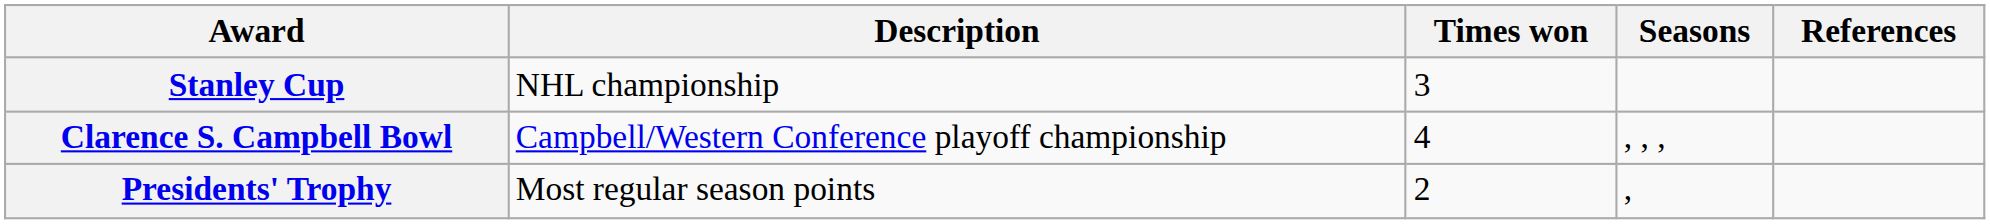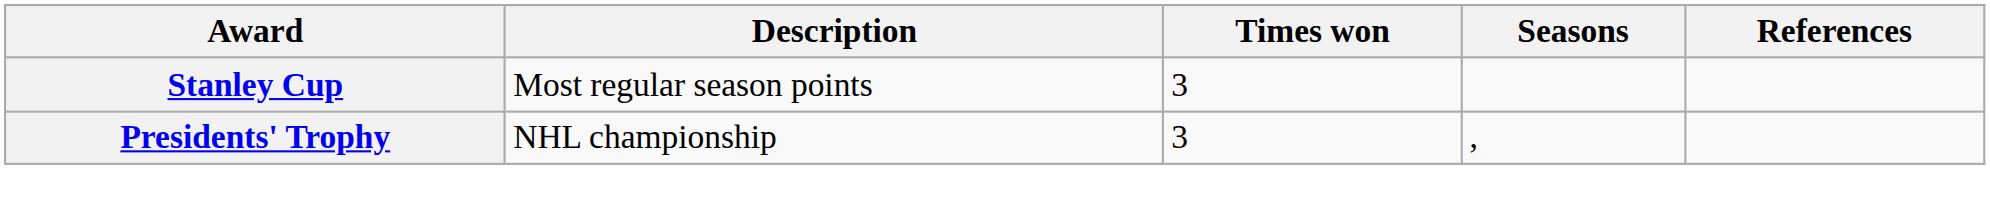(647, 84) NHL championship -> (693, 84) Most regular season points
- row: (257, 137)
(695, 190) Most regular season points -> (645, 137) NHL championship
(1422, 190) 2 -> (1180, 137) 3
